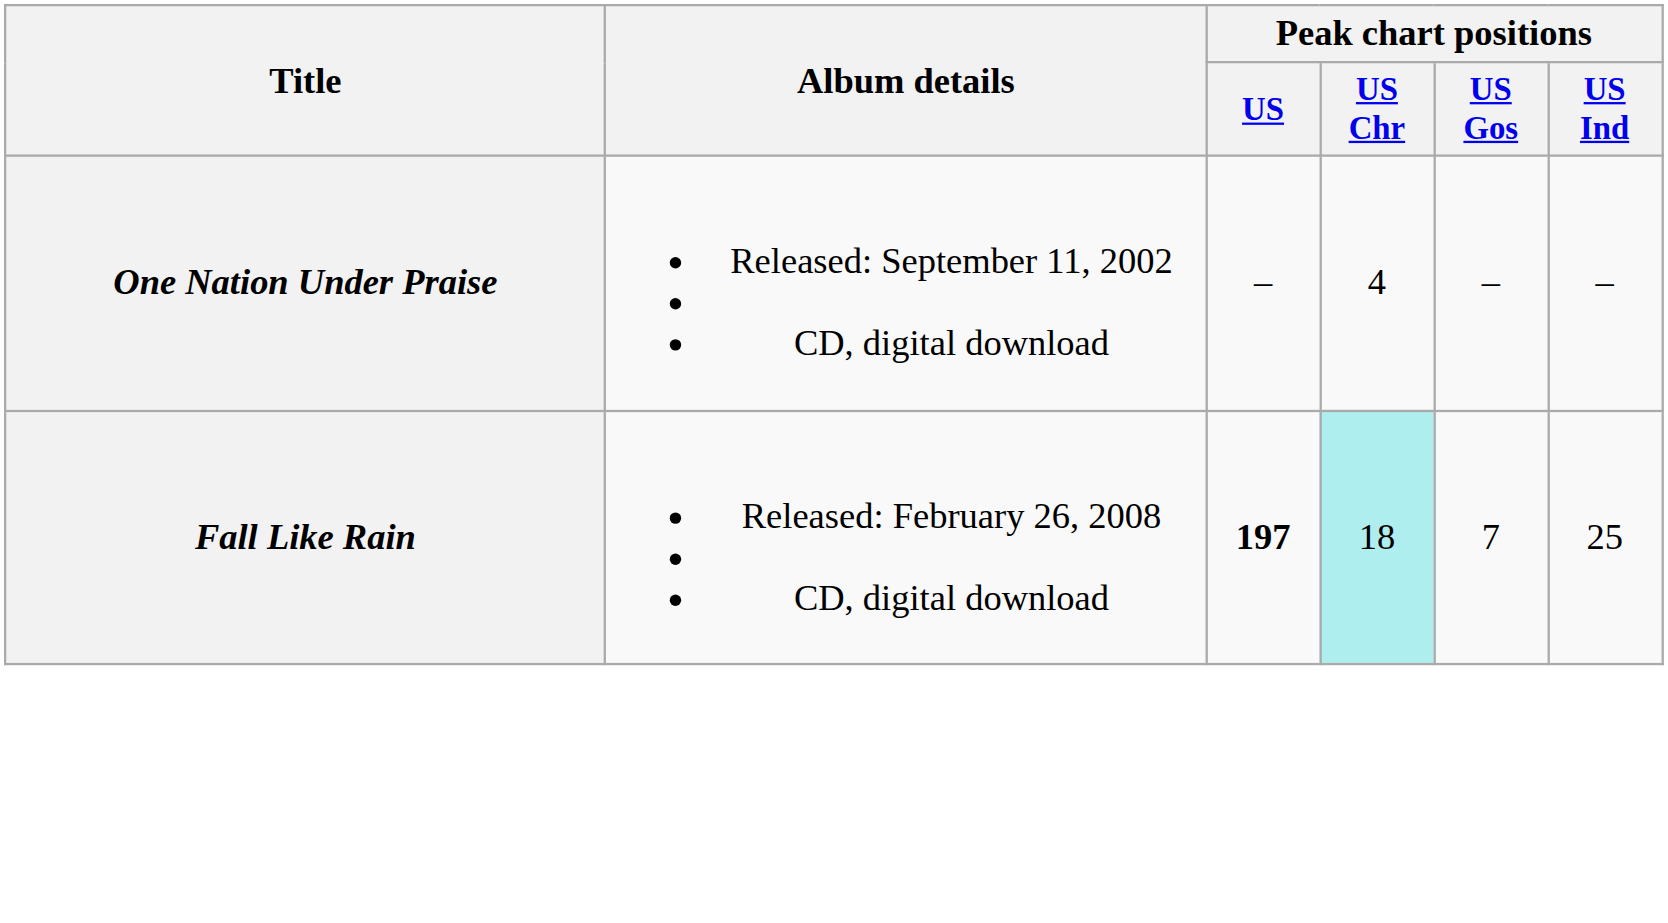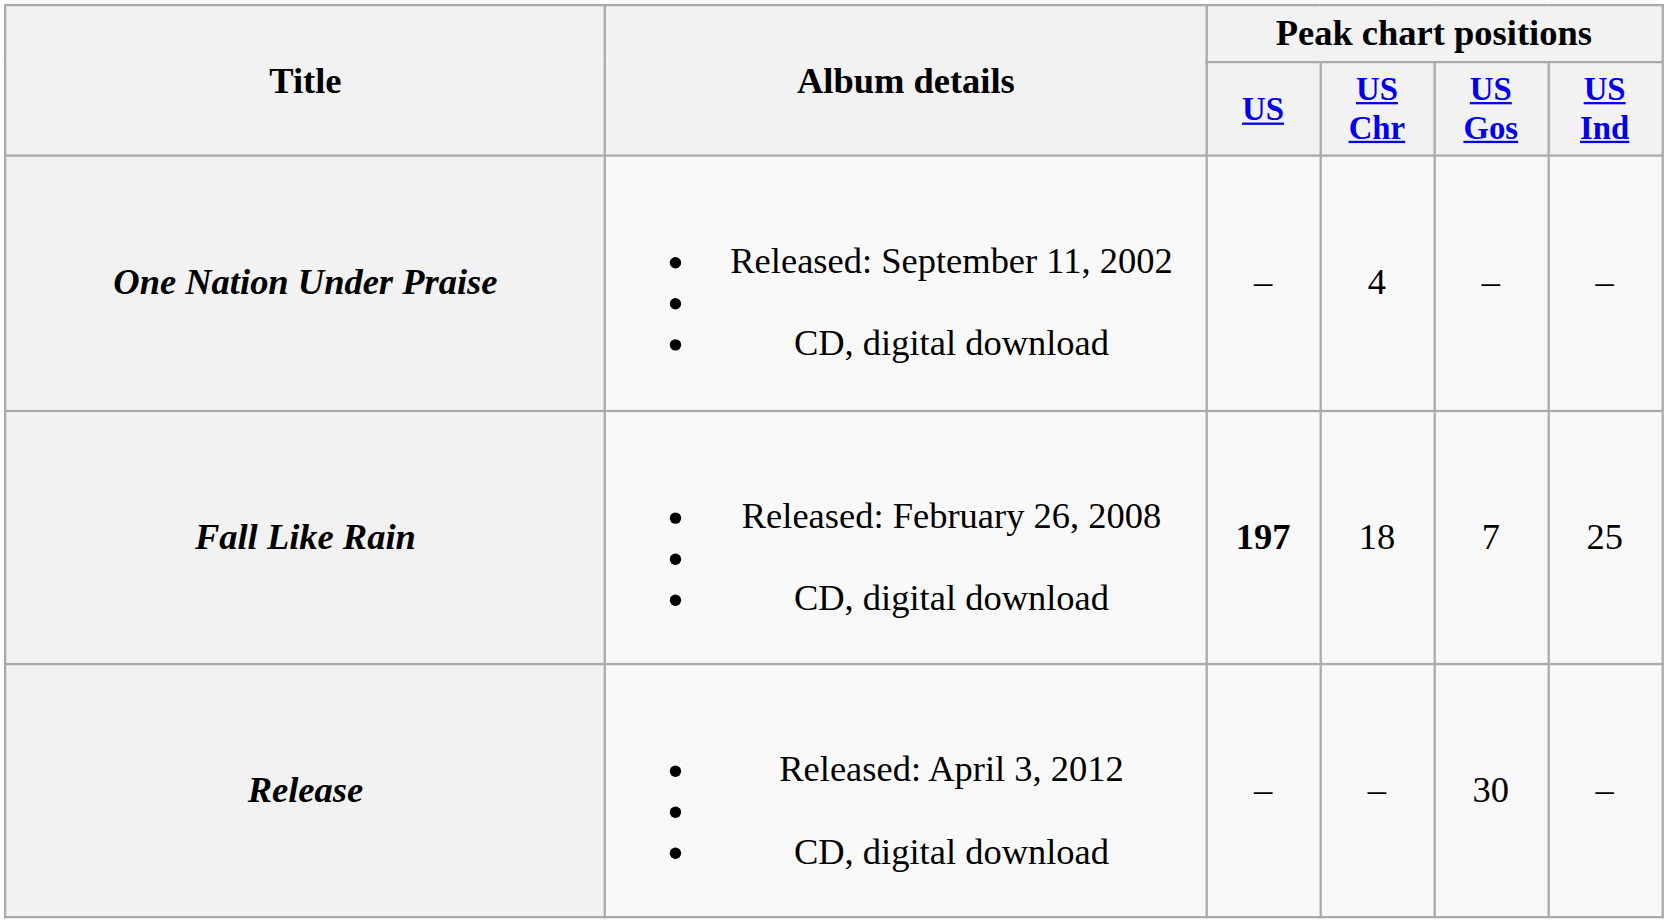(1377, 536) paleturquoise background -> (1377, 536) no background
+ row: (305, 790)
